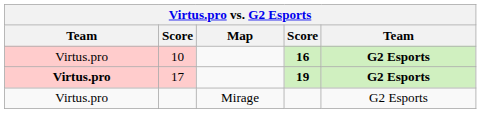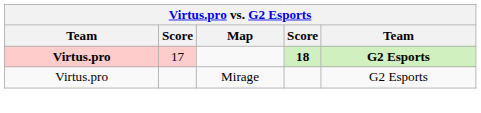- row: (177, 56)
(303, 77) 19 -> (303, 56) 18
